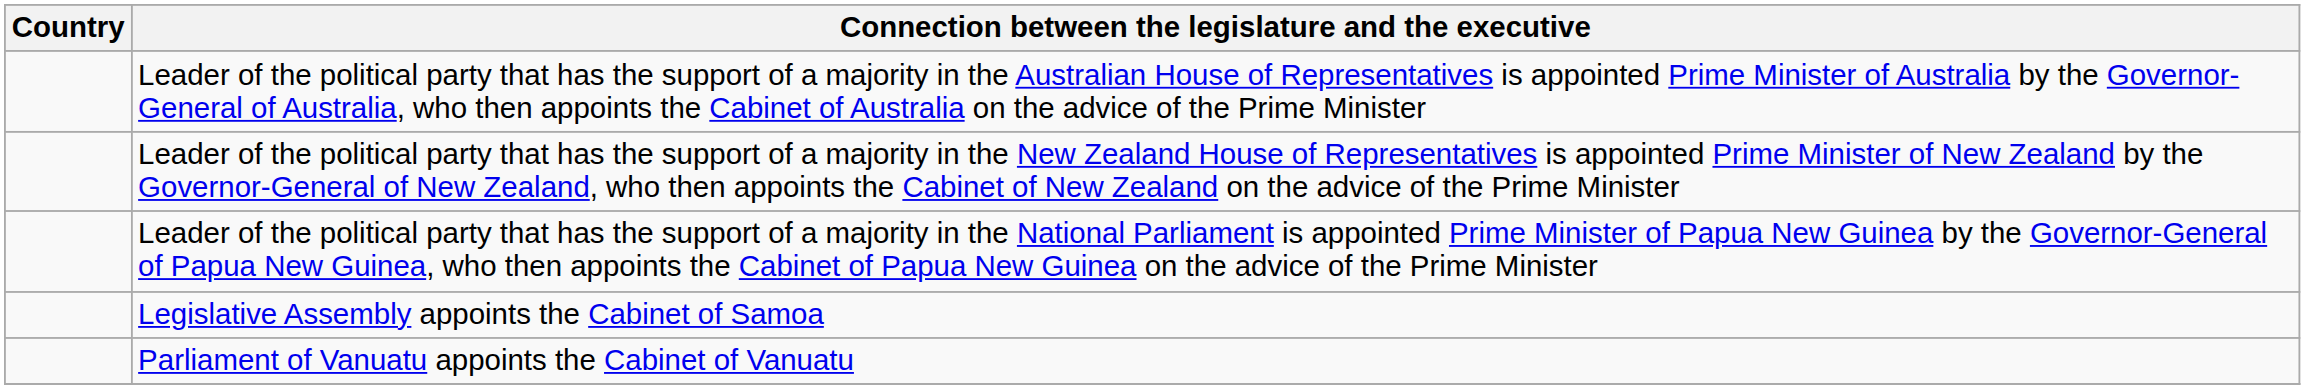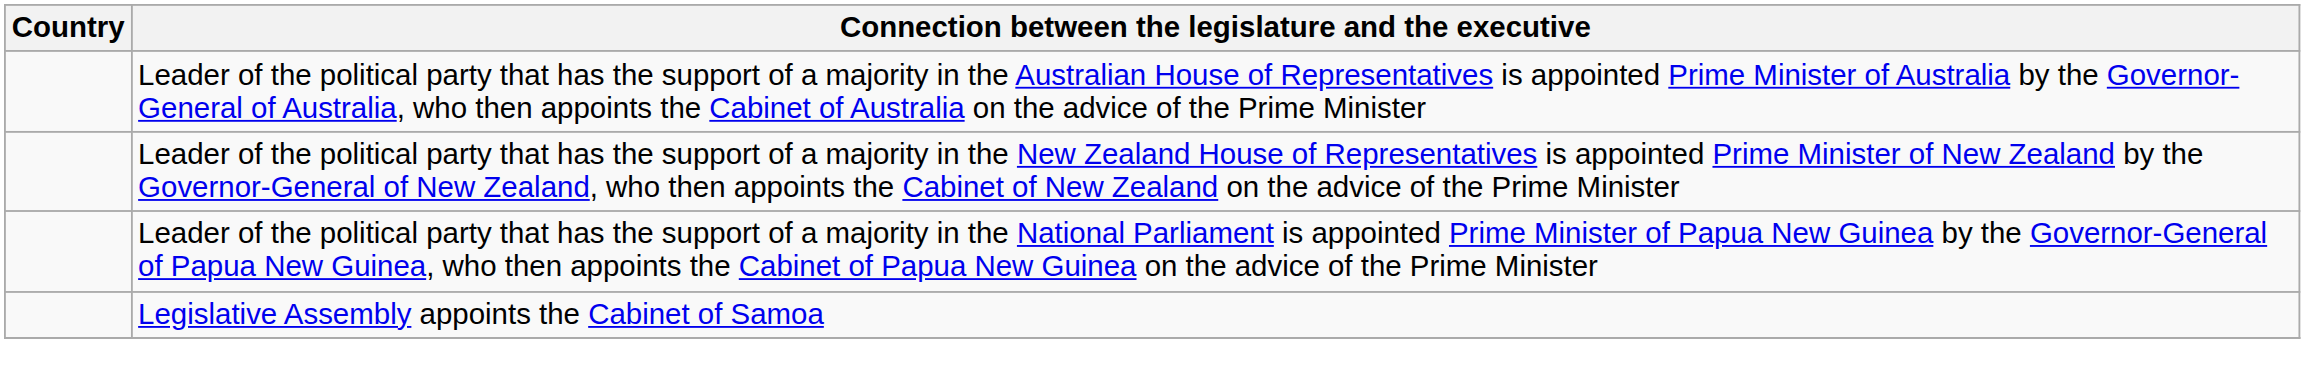- row: (496, 360)
